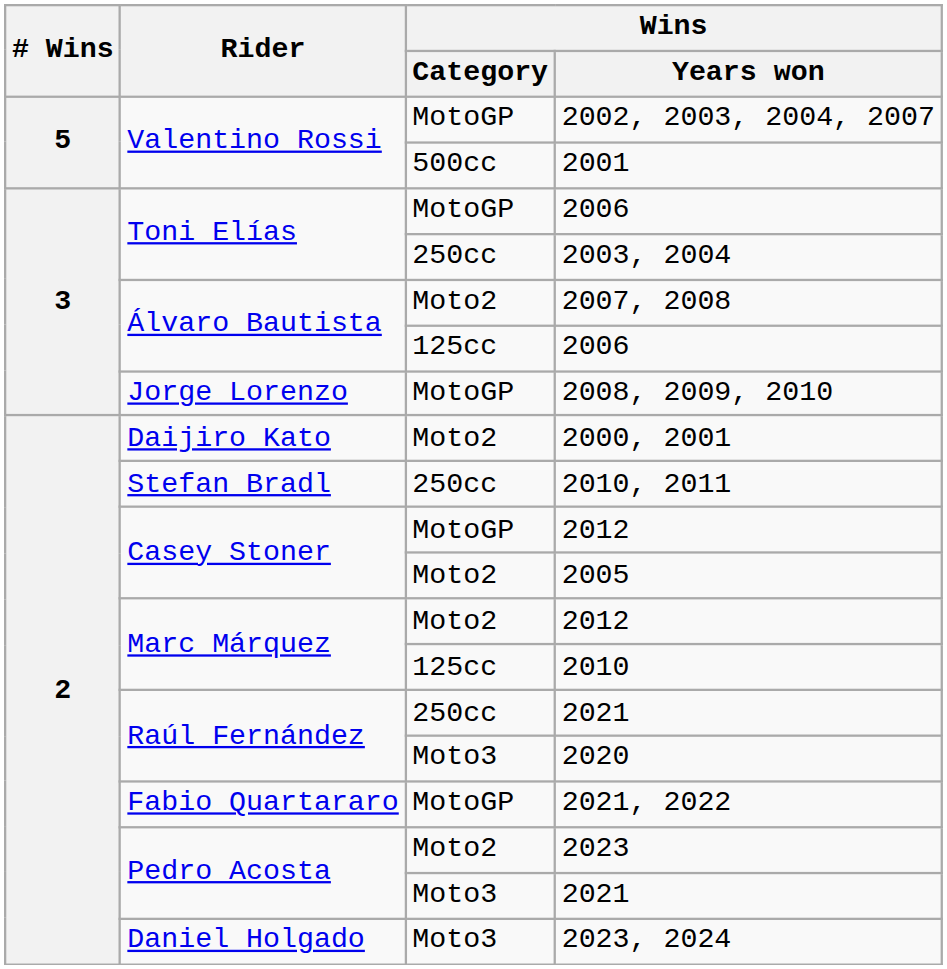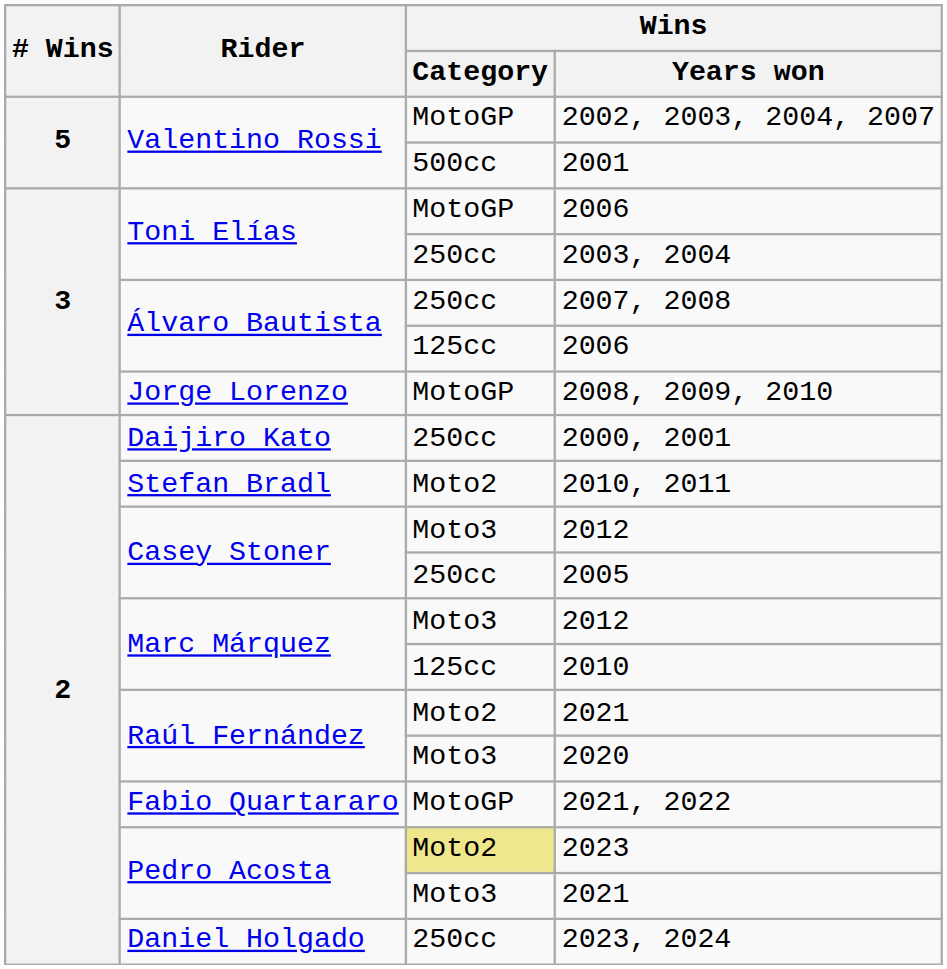(455, 302) Moto2 -> (455, 302) 250cc
(455, 439) Moto2 -> (455, 439) 250cc
(455, 485) 250cc -> (455, 485) Moto2
(463, 531) MotoGP -> (455, 531) Moto3
(455, 576) Moto2 -> (455, 576) 250cc
(455, 622) Moto2 -> (455, 622) Moto3
(455, 713) 250cc -> (455, 713) Moto2
(455, 850) no background -> (455, 850) khaki background
(455, 941) Moto3 -> (455, 941) 250cc
